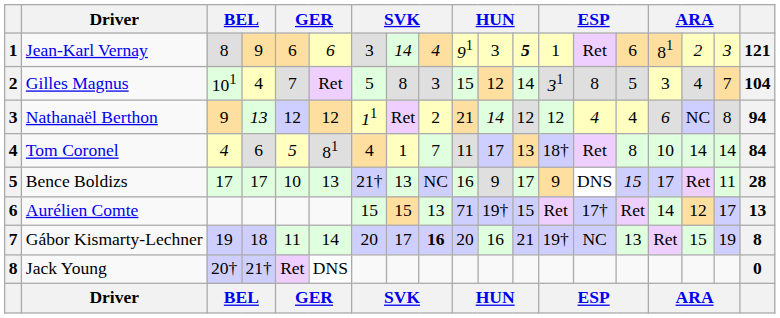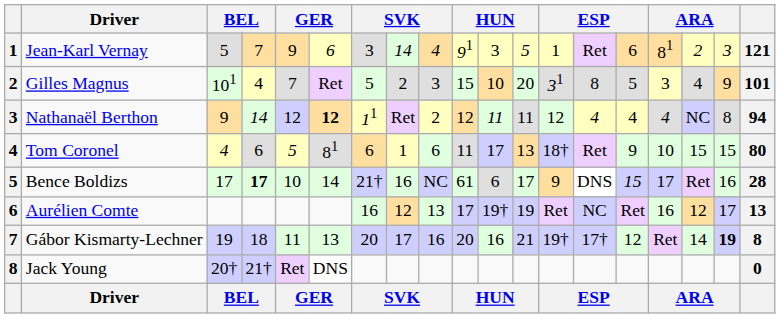(224, 49) 8 -> (224, 49) 5
(259, 49) 9 -> (259, 49) 7
(292, 49) 6 -> (292, 49) 9
(525, 49) bold -> (525, 49) normal
(403, 83) 8 -> (403, 83) 2
(495, 83) 12 -> (495, 83) 10
(525, 83) 14 -> (525, 83) 20
(727, 83) 7 -> (727, 83) 9
(757, 83) 104 -> (757, 83) 101
(259, 116) 13 -> (259, 116) 14
(330, 116) normal -> (330, 116) bold
(465, 116) 21 -> (465, 116) 12
(495, 116) 14 -> (495, 116) 11
(525, 116) 12 -> (525, 116) 11
(665, 116) 6 -> (665, 116) 4
(369, 150) 4 -> (369, 150) 6
(436, 150) 7 -> (436, 150) 6
(633, 150) 8 -> (633, 150) 9
(698, 150) 14 -> (698, 150) 15
(727, 150) 14 -> (727, 150) 15
(757, 150) 84 -> (757, 150) 80
(259, 181) normal -> (259, 181) bold
(330, 181) 13 -> (330, 181) 14
(403, 181) 13 -> (403, 181) 16
(465, 181) 16 -> (465, 181) 61
(495, 181) 9 -> (495, 181) 6
(727, 181) 11 -> (727, 181) 16
(369, 210) 15 -> (369, 210) 16
(403, 210) 15 -> (403, 210) 12
(465, 210) 71 -> (465, 210) 17
(525, 210) 15 -> (525, 210) 19
(595, 210) 17† -> (595, 210) NC
(665, 210) 14 -> (665, 210) 16
(330, 239) 14 -> (330, 239) 13
(436, 239) bold -> (436, 239) normal
(595, 239) NC -> (595, 239) 17†
(633, 239) 13 -> (633, 239) 12
(698, 239) 15 -> (698, 239) 14
(727, 239) normal -> (727, 239) bold
